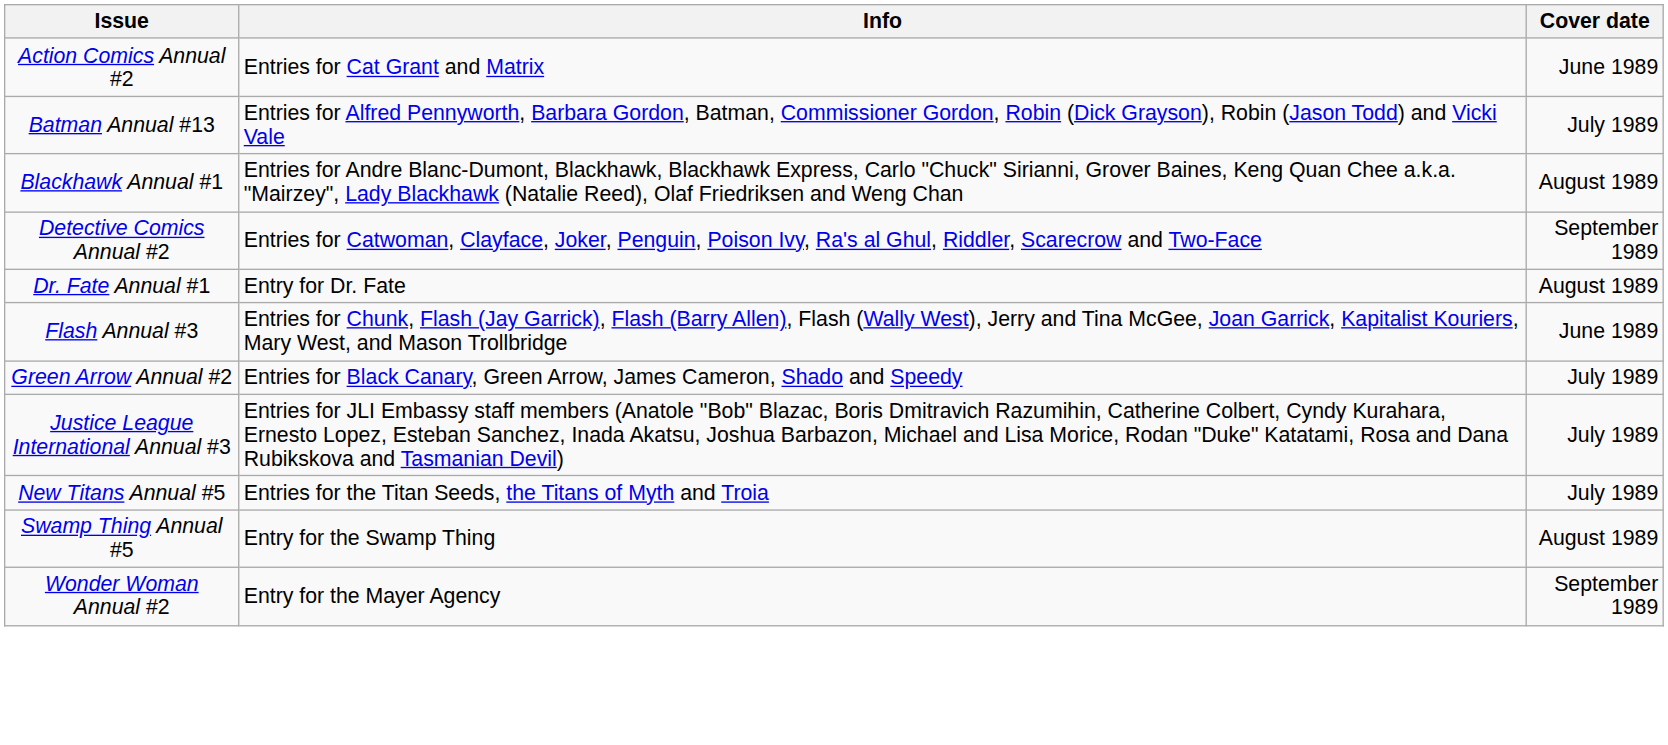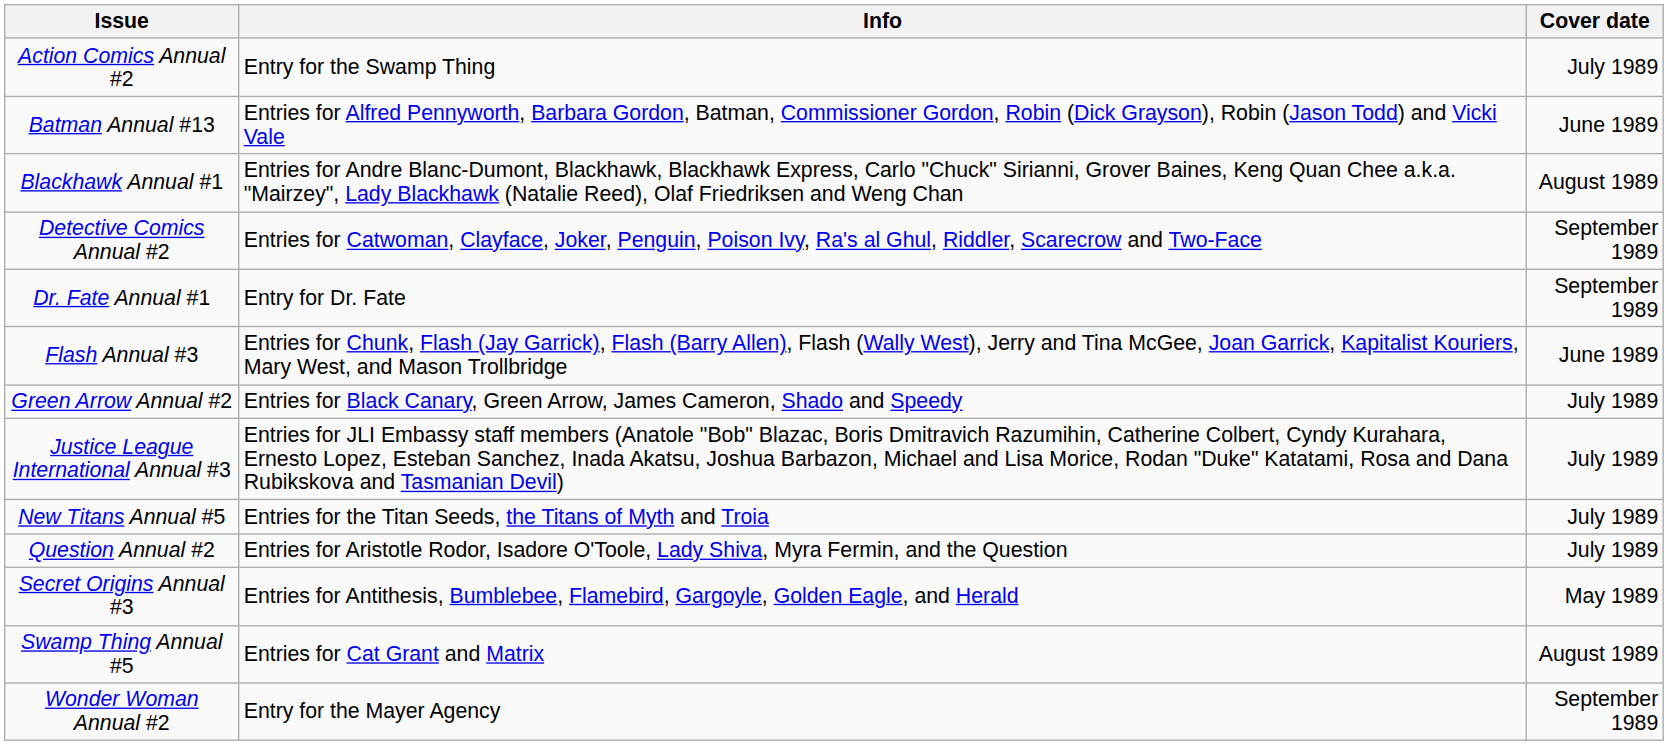(394, 67) Entries for Cat Grant and Matrix -> (370, 67) Entry for the Swamp Thing
(1609, 67) June 1989 -> (1613, 67) July 1989
(1613, 124) July 1989 -> (1609, 124) June 1989
(1599, 285) August 1989 -> (1606, 297) September 1989
+ row: (122, 550)
+ row: (122, 596)
(370, 538) Entry for the Swamp Thing -> (394, 653) Entries for Cat Grant and Matrix
